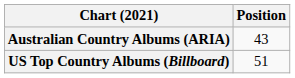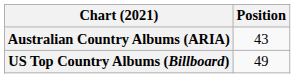(261, 61) 51 -> (261, 61) 49
